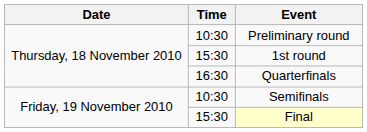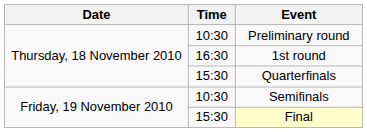(212, 55) 15:30 -> (212, 55) 16:30
(212, 76) 16:30 -> (212, 76) 15:30
